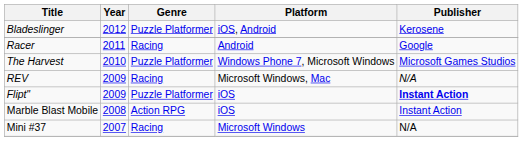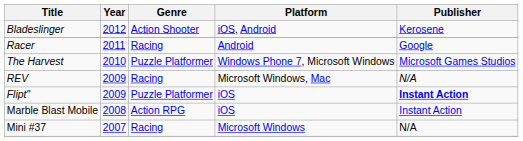(172, 29) Puzzle Platformer -> (165, 29) Action Shooter
